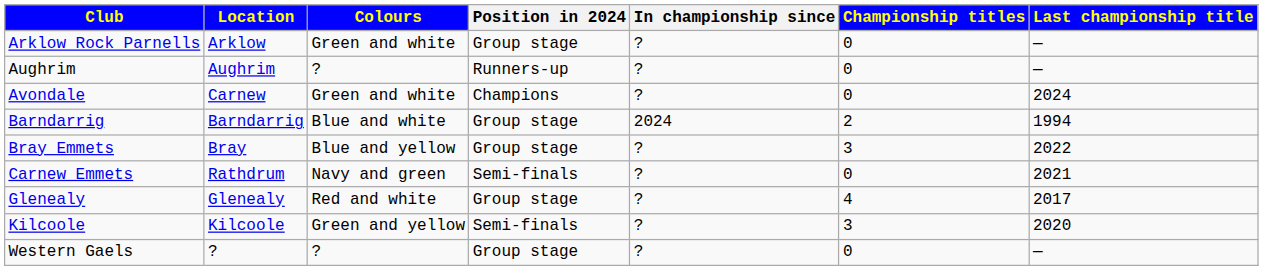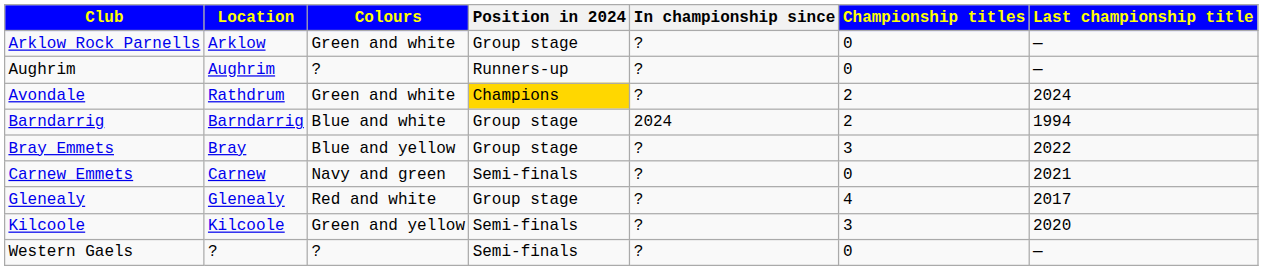(237, 96) Carnew -> (246, 96) Rathdrum
(516, 96) no background -> (516, 96) gold background
(848, 96) 0 -> (848, 96) 2
(246, 174) Rathdrum -> (237, 174) Carnew
(525, 252) Group stage -> (525, 252) Semi-finals
